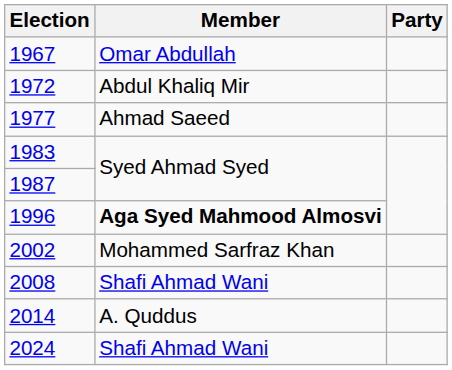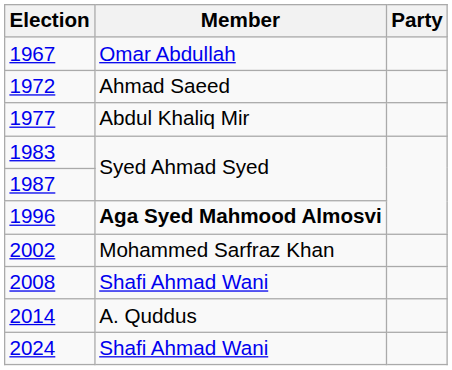(174, 86) Abdul Khaliq Mir -> (165, 86) Ahmad Saeed
(165, 119) Ahmad Saeed -> (174, 119) Abdul Khaliq Mir
